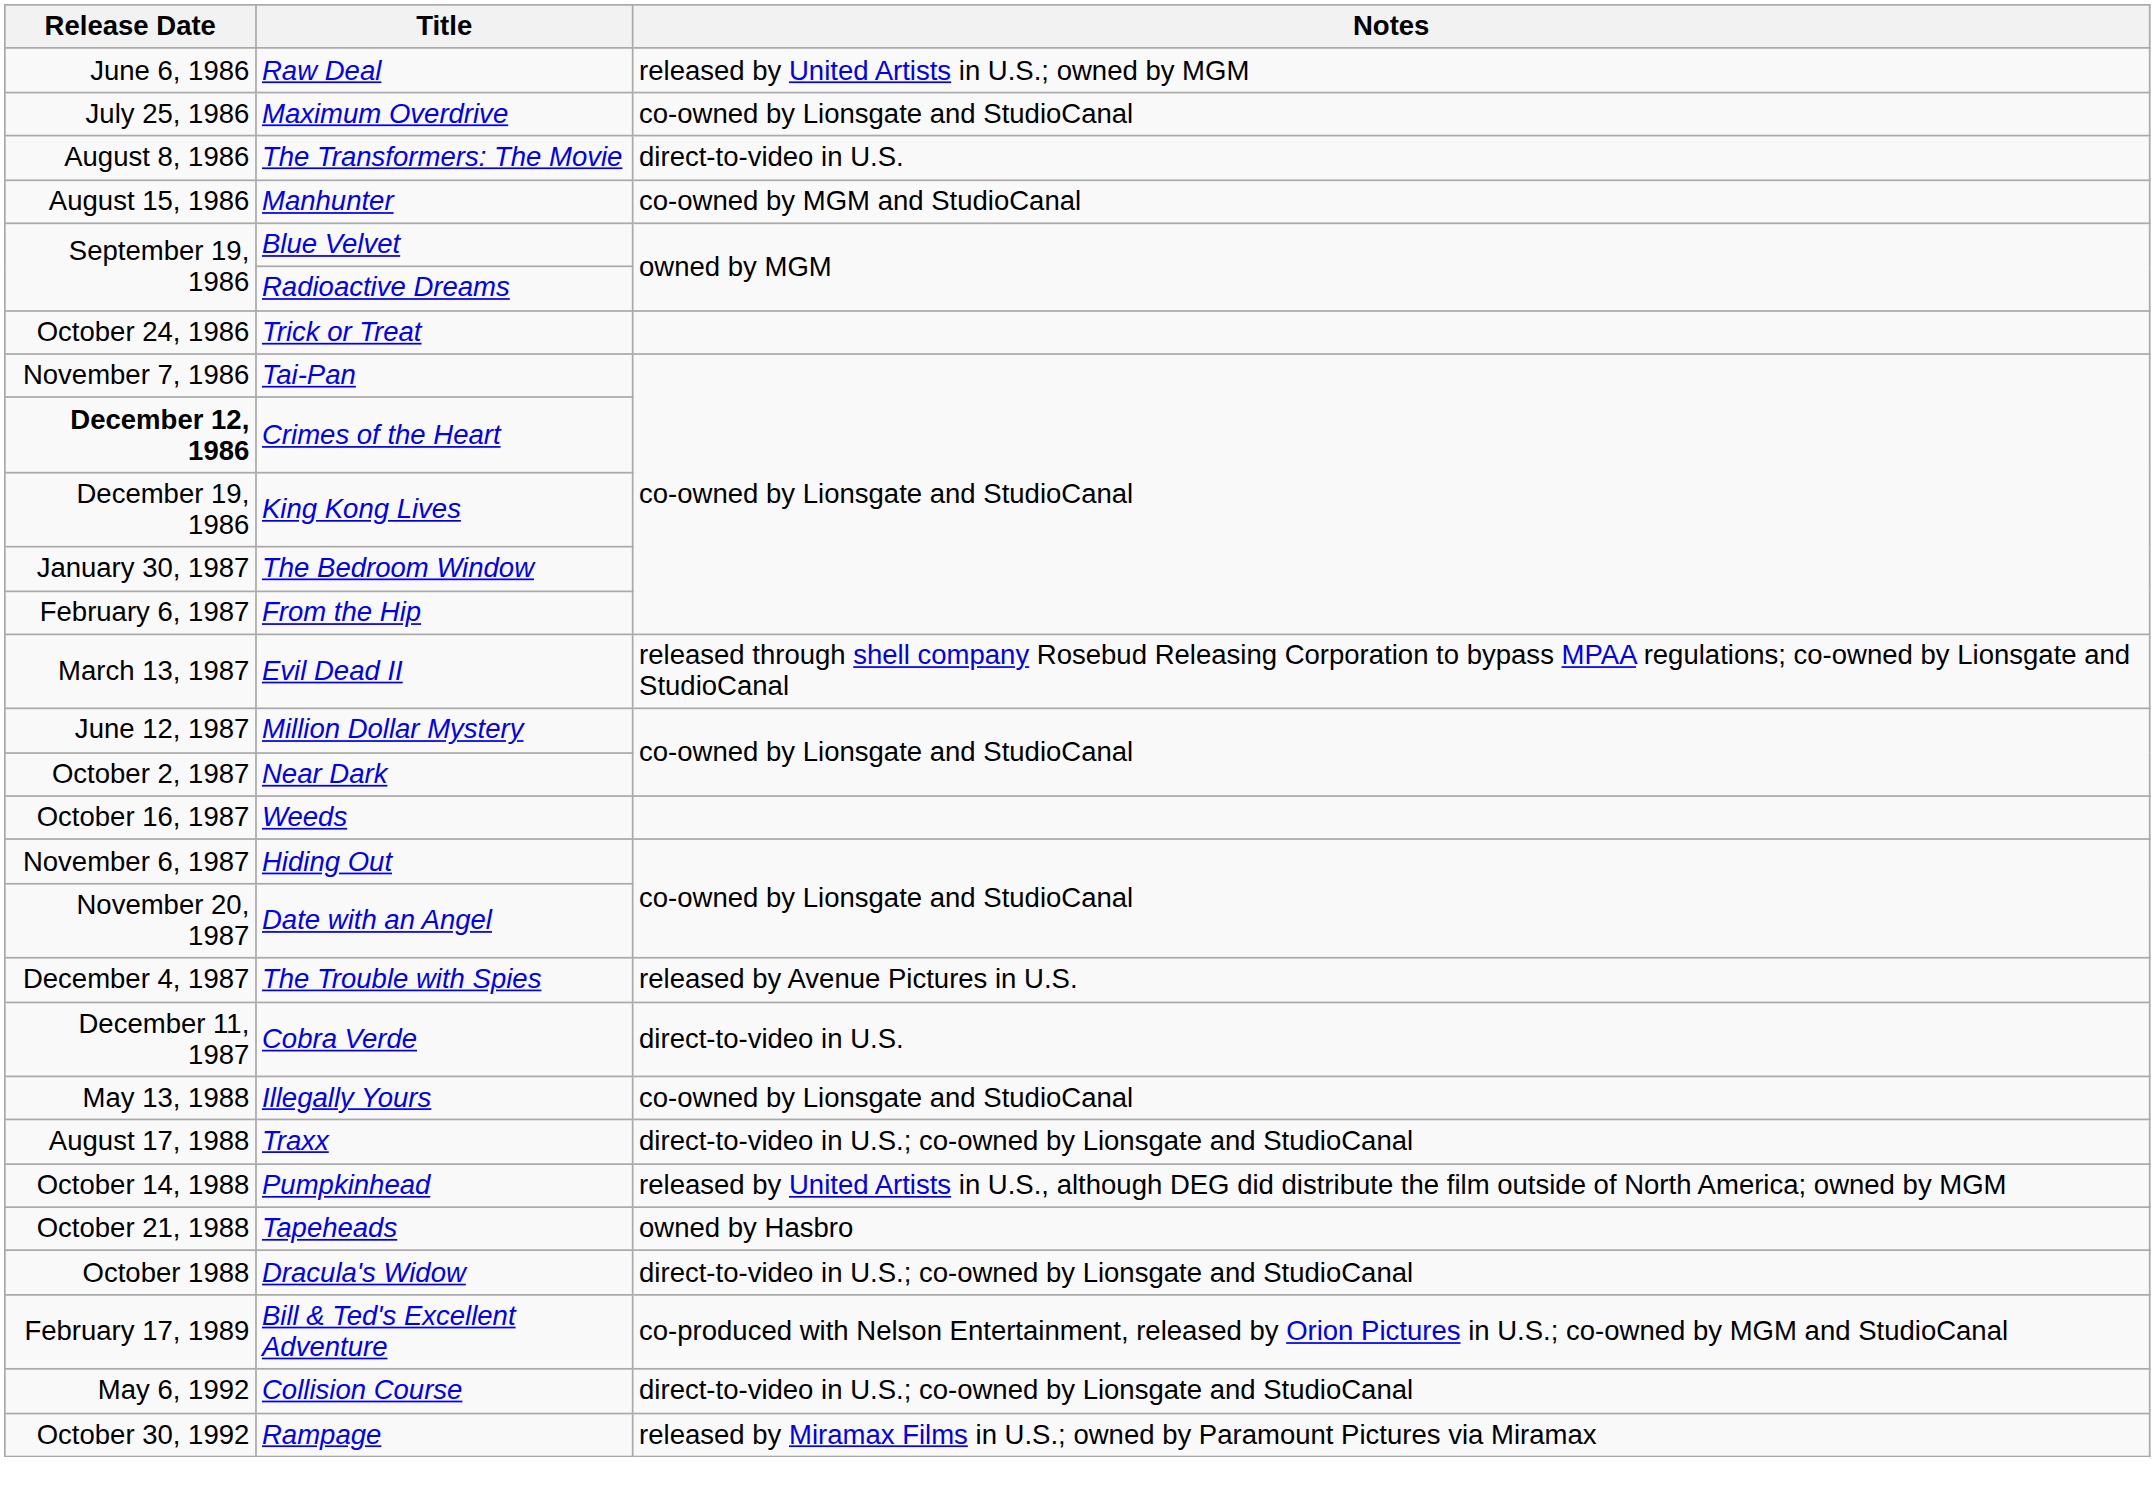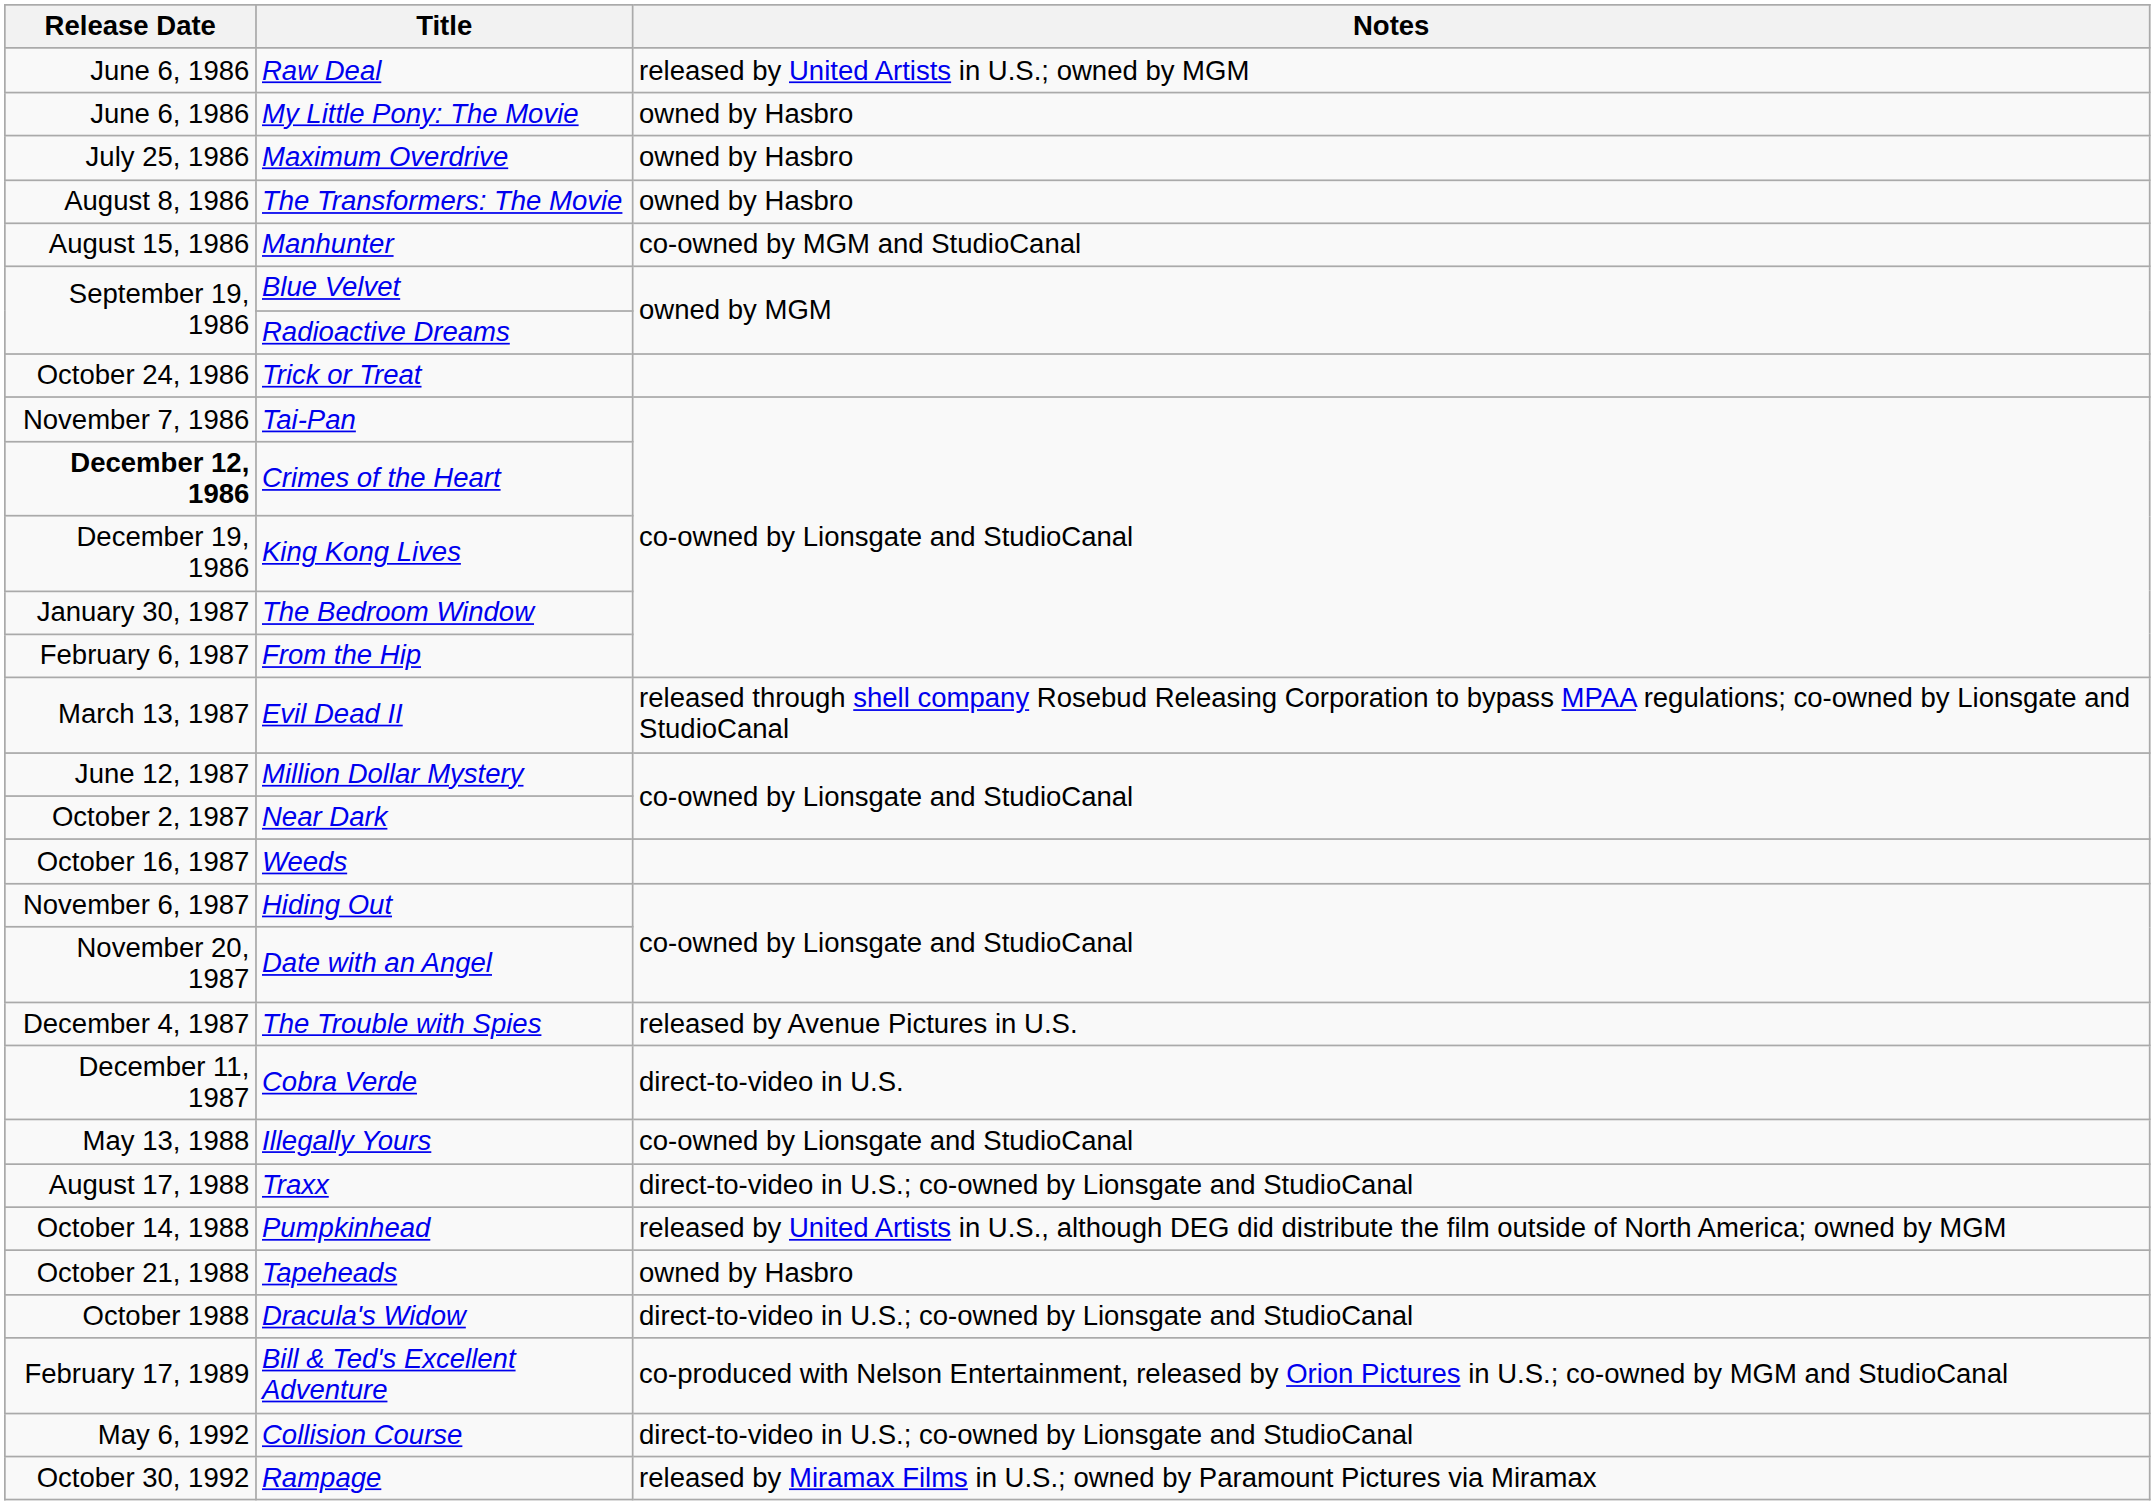+ row: (420, 113)
(886, 113) co-owned by Lionsgate and StudioCanal -> (746, 157) owned by Hasbro
(771, 157) direct-to-video in U.S. -> (746, 200) owned by Hasbro
